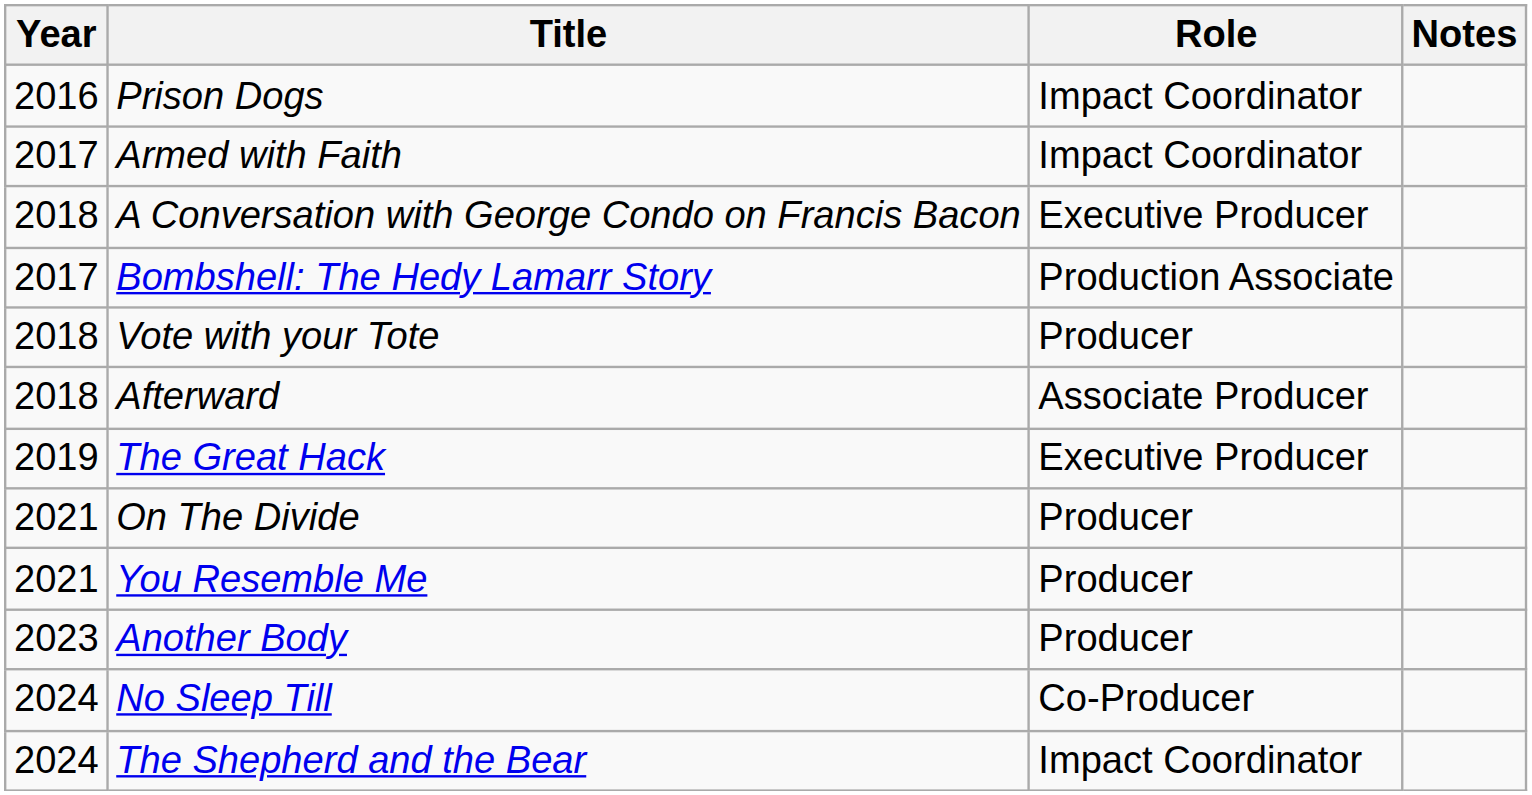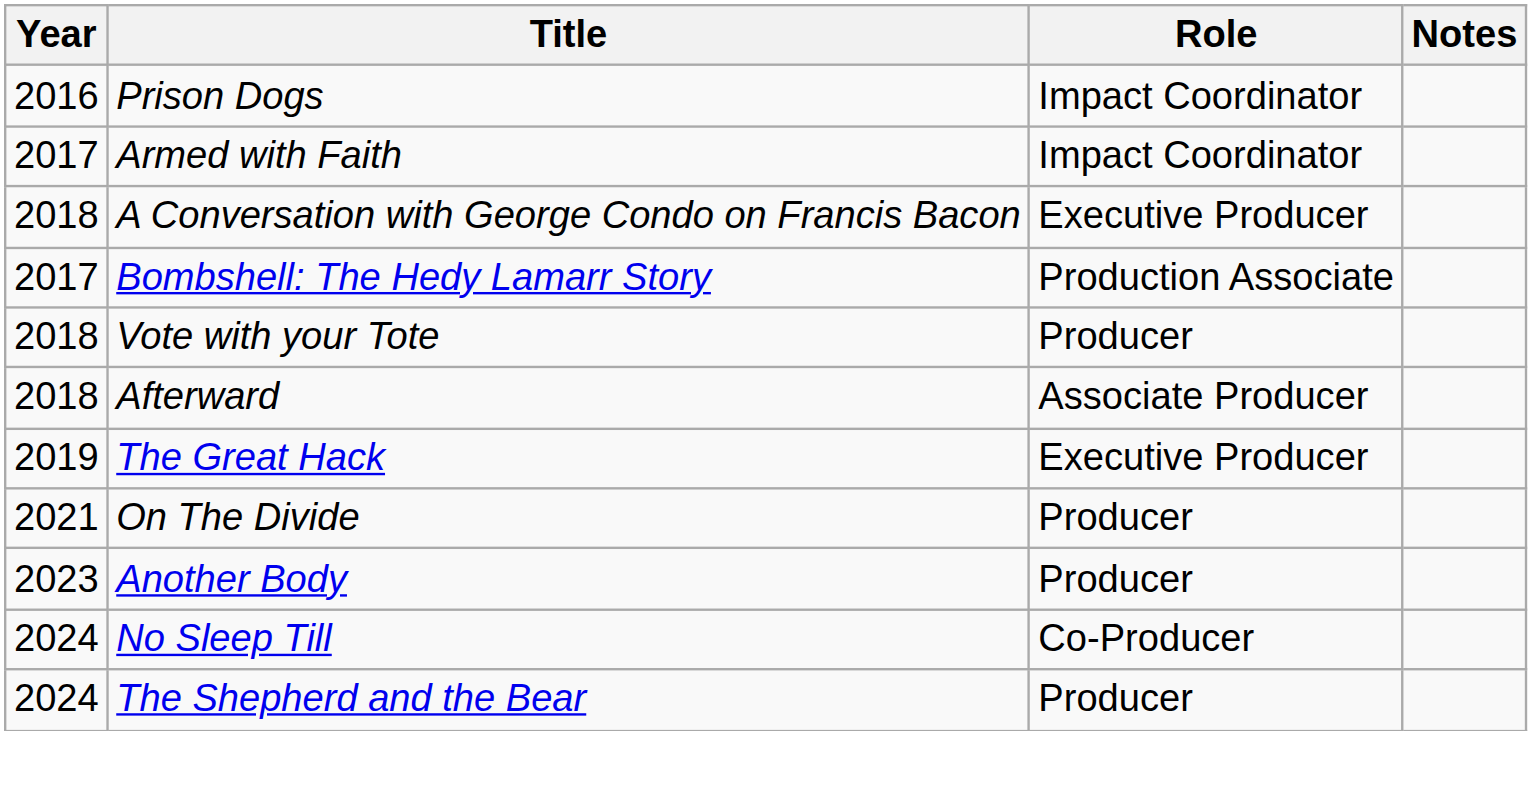- row: (272, 578)
(1200, 759) Impact Coordinator -> (1116, 699) Producer
